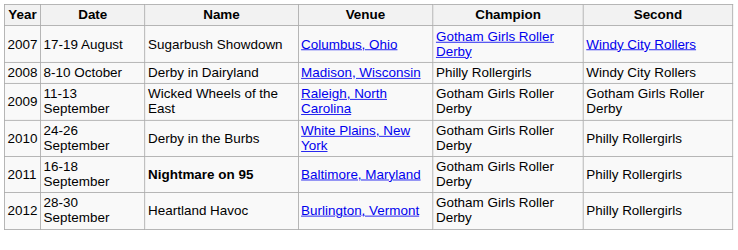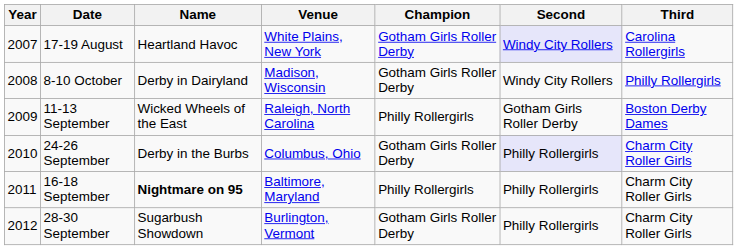+ column: (677, 15)
(215, 44) Sugarbush Showdown -> (188, 44) Heartland Havoc
(349, 44) Columbus, Ohio -> (303, 44) White Plains, New York
(641, 44) no background -> (558, 44) lavender background
(484, 72) Philly Rollergirls -> (437, 80) Gotham Girls Roller Derby
(495, 101) Gotham Girls Roller Derby -> (426, 116) Philly Rollergirls
(356, 138) White Plains, New York -> (312, 153) Columbus, Ohio
(634, 138) no background -> (551, 153) lavender background
(495, 174) Gotham Girls Roller Derby -> (426, 189) Philly Rollergirls
(198, 211) Heartland Havoc -> (170, 226) Sugarbush Showdown
